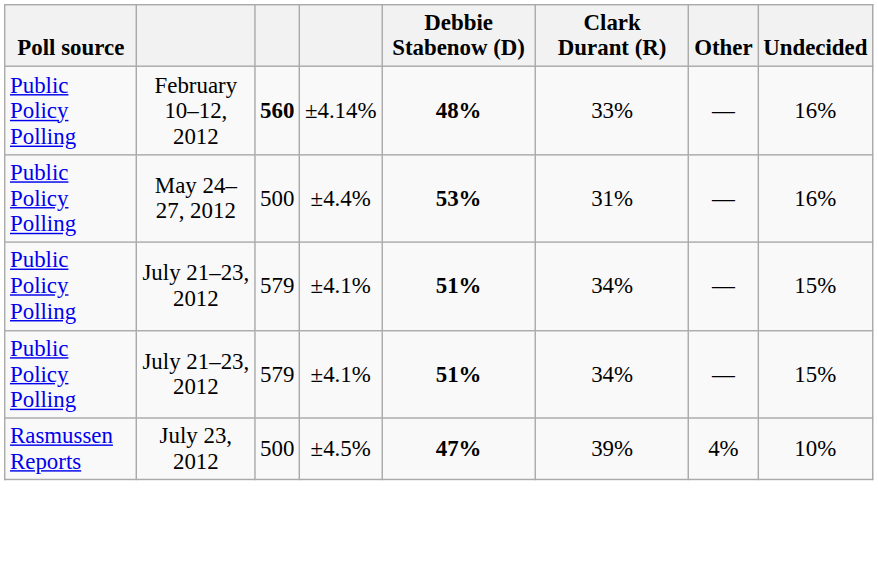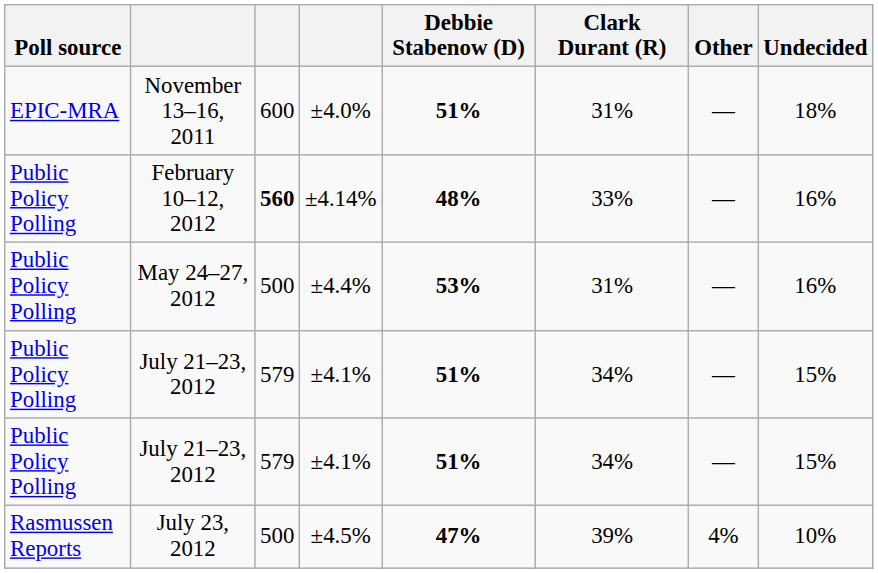+ row: (193, 110)
